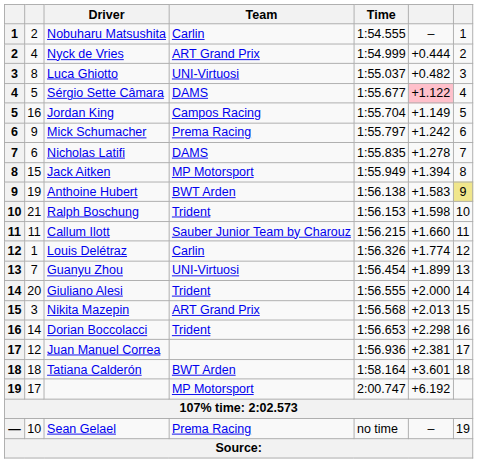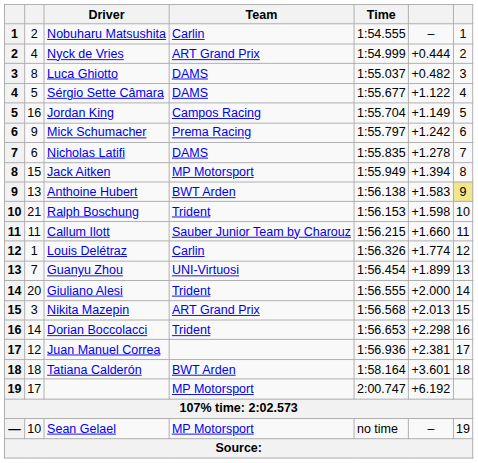(205, 73) UNI-Virtuosi -> (190, 73) DAMS
(431, 93) pink background -> (431, 93) no background
(34, 191) 19 -> (34, 191) 13
(212, 428) Prema Racing -> (213, 428) MP Motorsport
